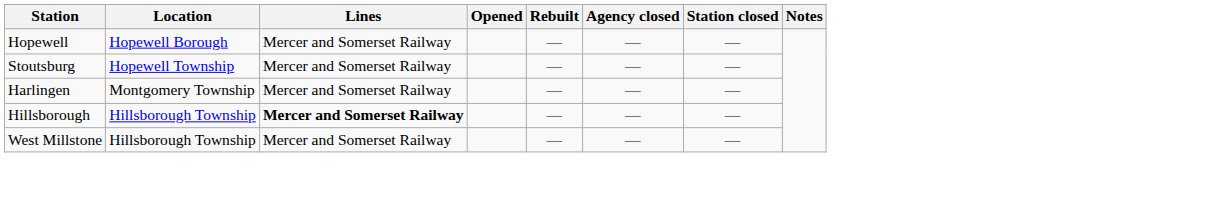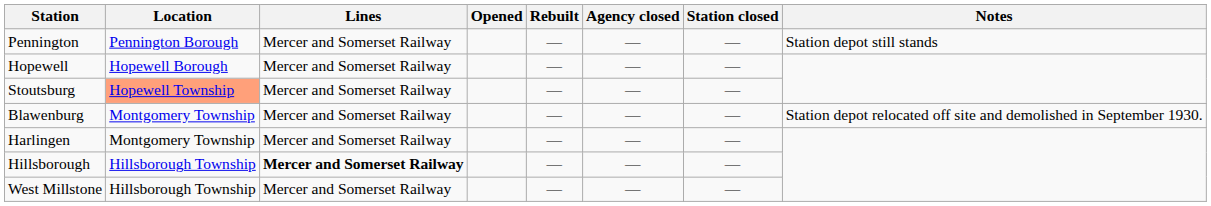+ row: (43, 41)
(172, 66) no background -> (172, 90) lightsalmon background
+ row: (46, 115)
